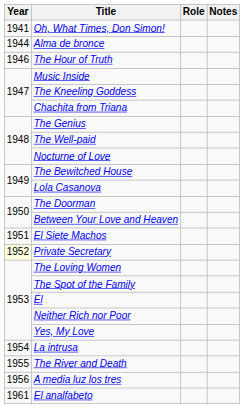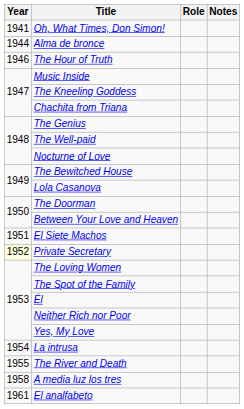(18, 380) 1956 -> (18, 380) 1958
